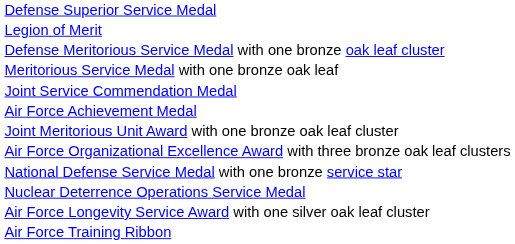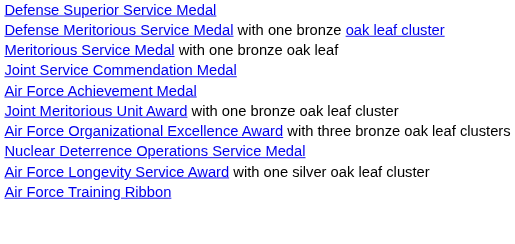- row: (53, 30)
- row: (203, 172)
